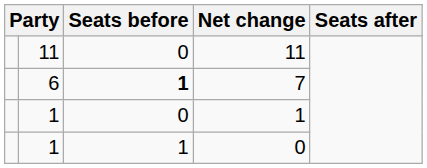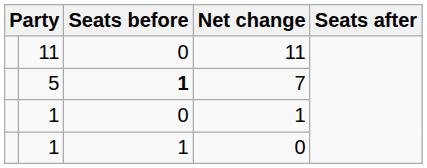(54, 83) 6 -> (54, 83) 5
